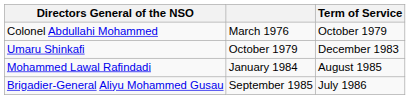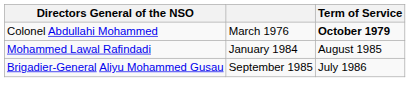(352, 31) normal -> (354, 31) bold
- row: (46, 49)
